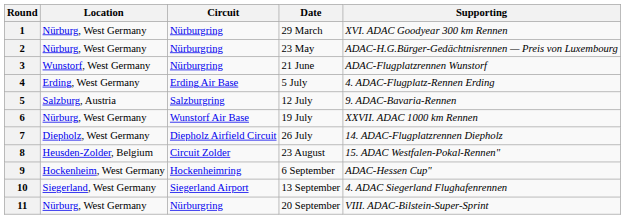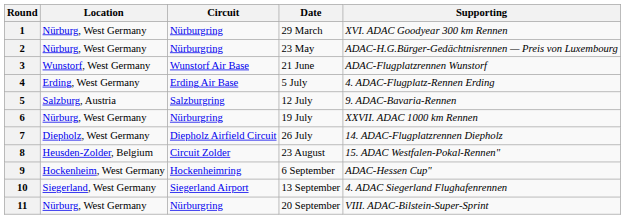(196, 65) Nürburgring -> (209, 65) Wunstorf Air Base
(209, 117) Wunstorf Air Base -> (196, 117) Nürburgring
